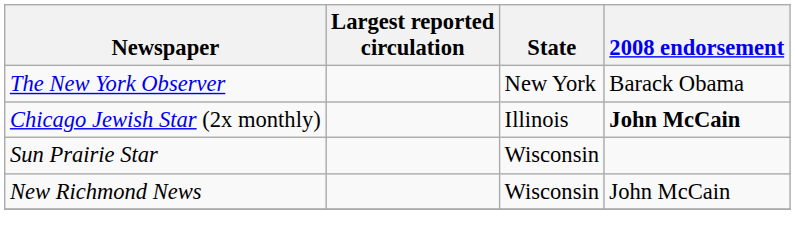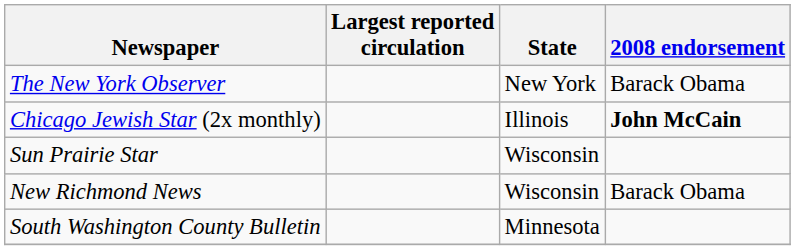(670, 190) John McCain -> (678, 190) Barack Obama
+ row: (165, 226)
